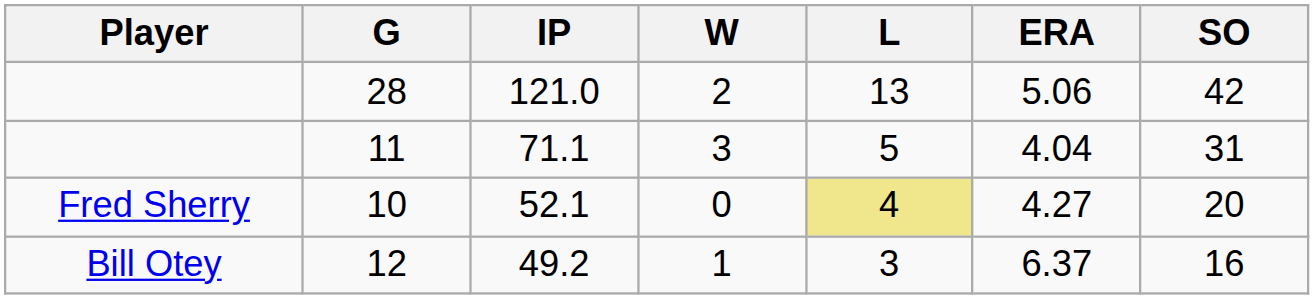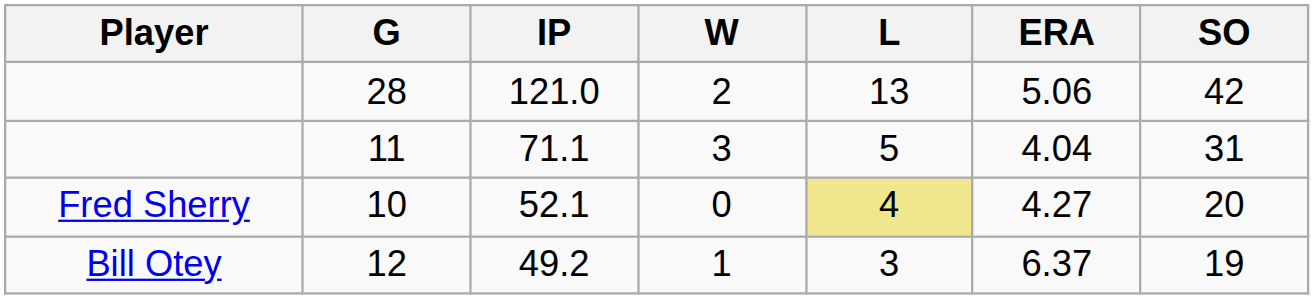(1224, 263) 16 -> (1224, 263) 19
